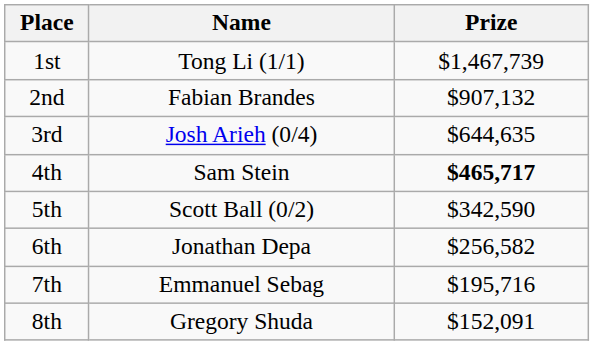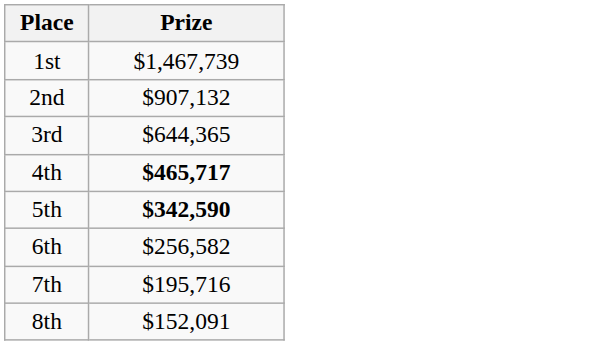- column: (241, 23)
(491, 135) $644,635 -> (186, 135) $644,365
(491, 209) normal -> (186, 209) bold
